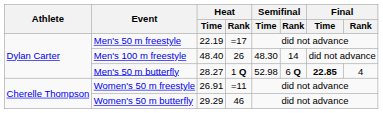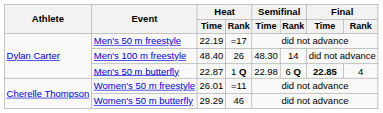(211, 71) 28.27 -> (211, 71) 22.87
(266, 71) 52.98 -> (266, 71) 22.98
(211, 86) 26.91 -> (211, 86) 26.01
